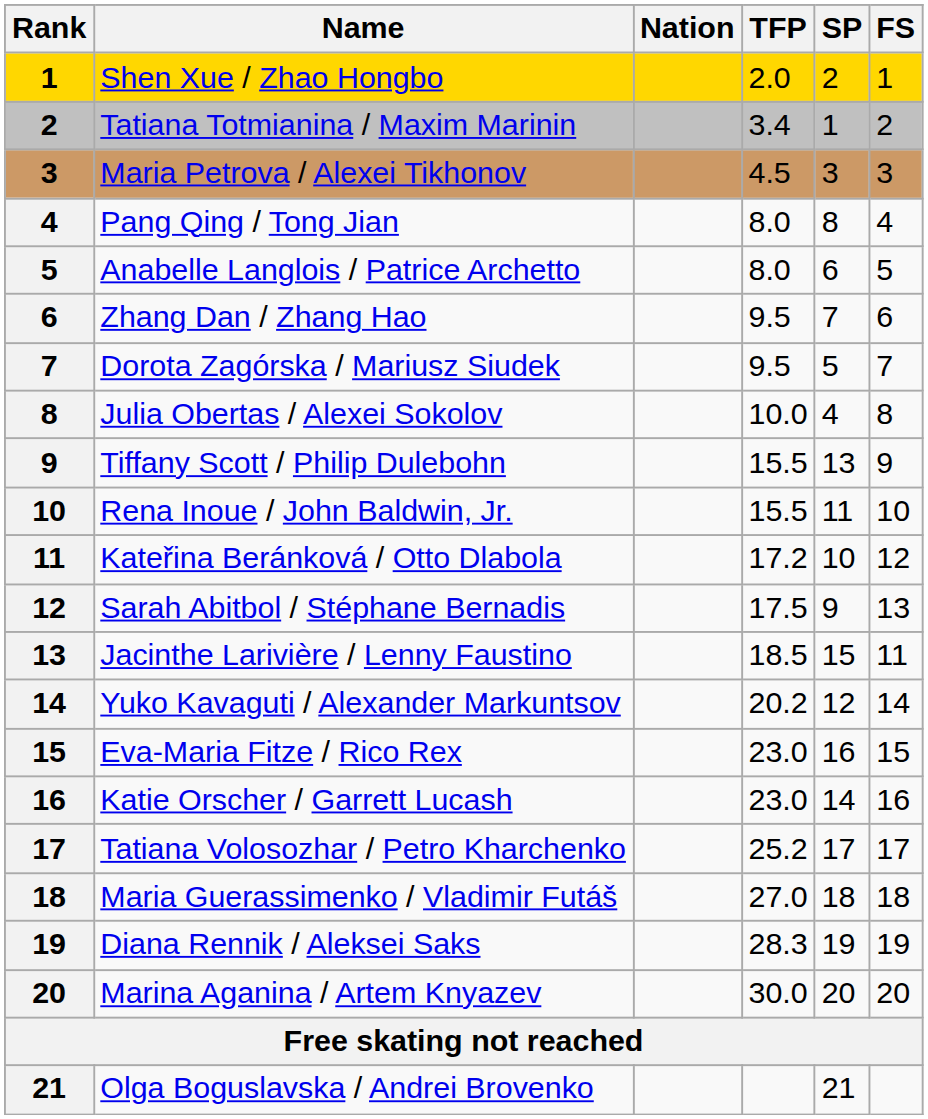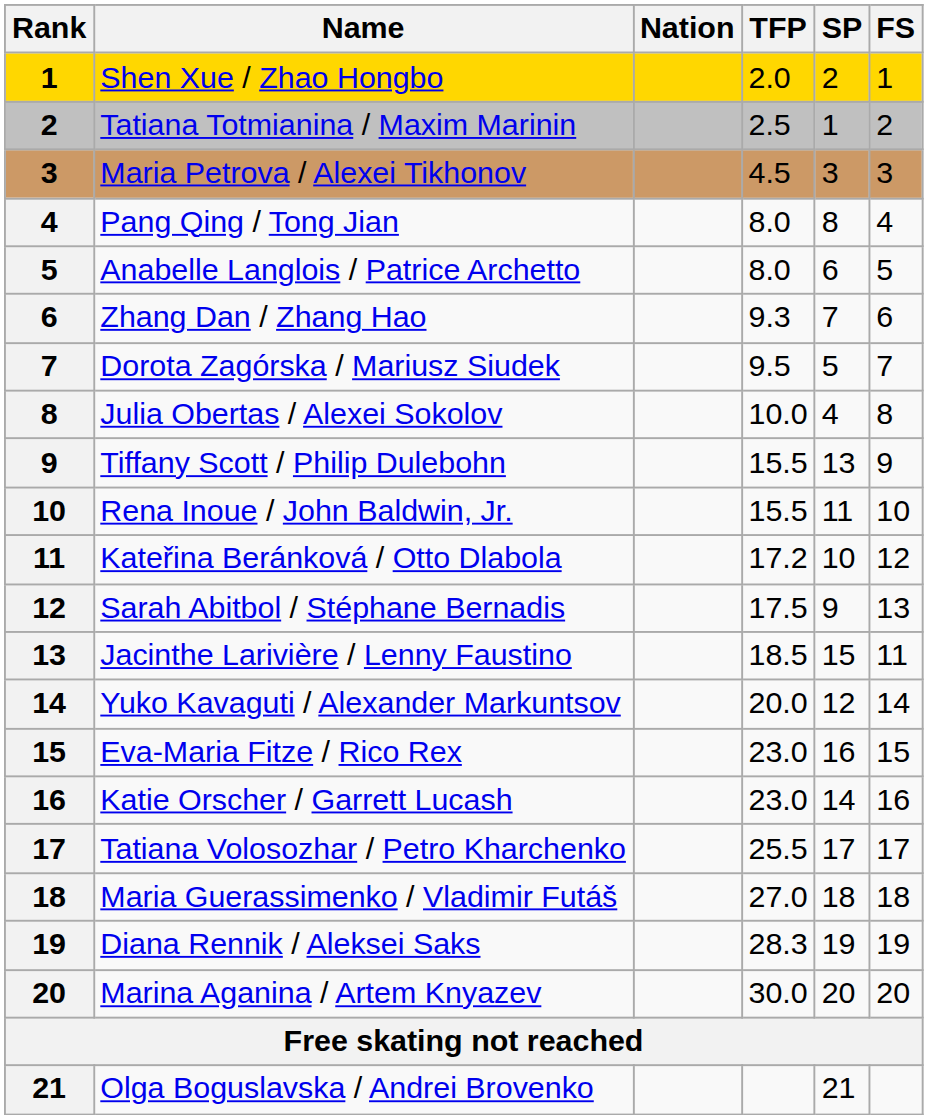(770, 125) 3.4 -> (770, 125) 2.5
(770, 317) 9.5 -> (770, 317) 9.3
(778, 703) 20.2 -> (778, 703) 20.0
(778, 848) 25.2 -> (778, 848) 25.5
